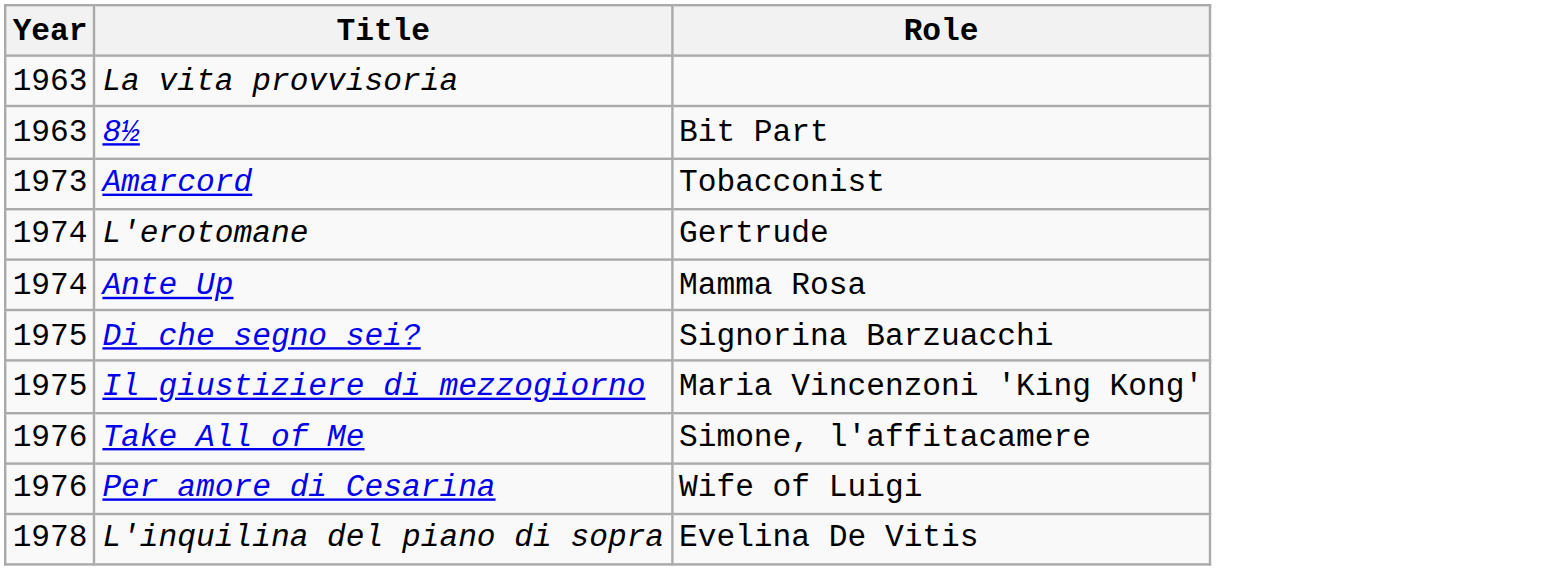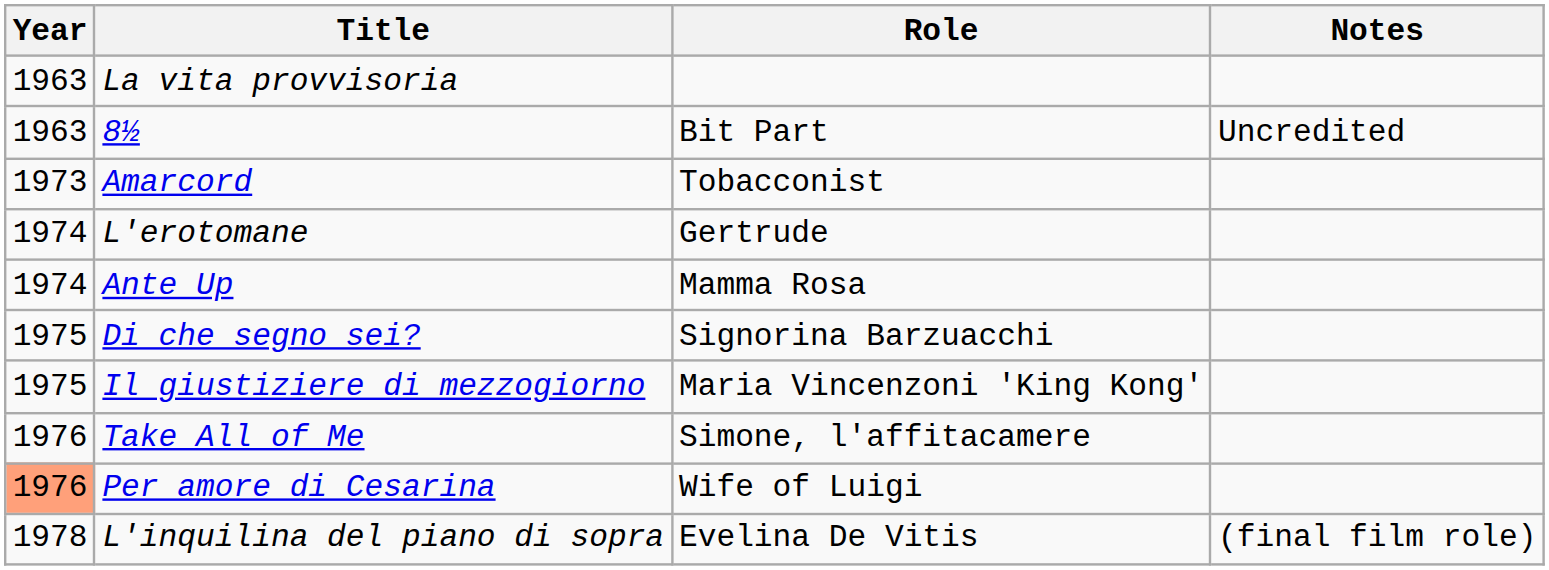+ column: (1377, 31)
(50, 488) no background -> (50, 488) lightsalmon background
